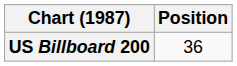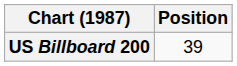(193, 46) 36 -> (193, 46) 39
